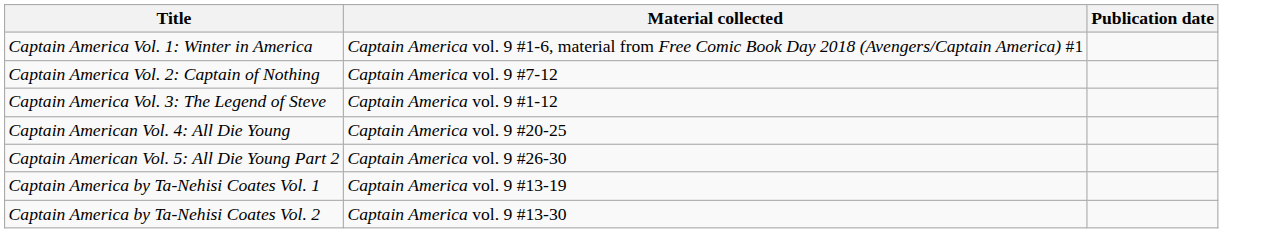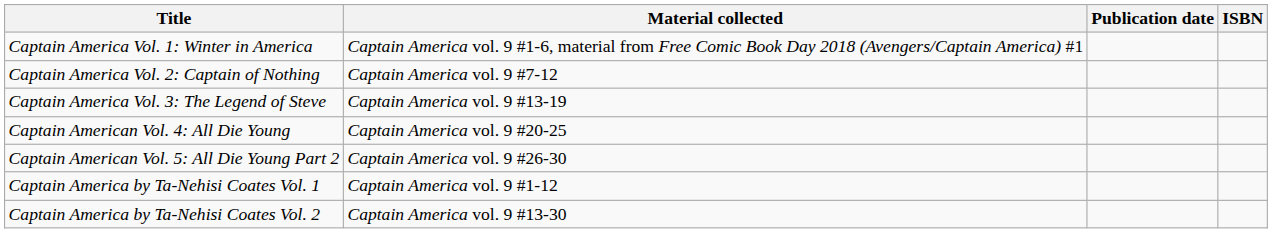+ column: (1243, 18)
(453, 102) Captain America vol. 9 #1-12 -> (457, 102) Captain America vol. 9 #13-19
(457, 185) Captain America vol. 9 #13-19 -> (453, 185) Captain America vol. 9 #1-12
